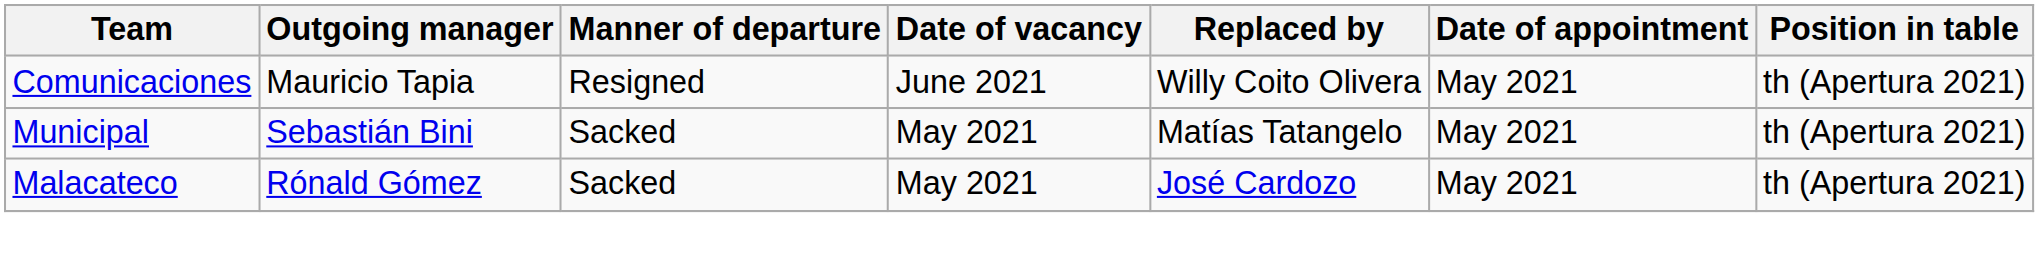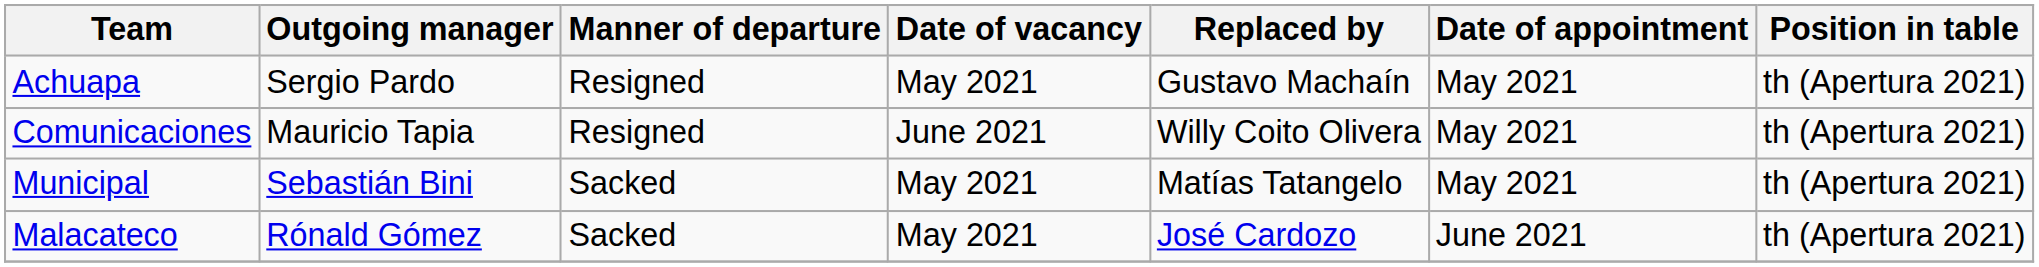+ row: (76, 81)
(1507, 183) May 2021 -> (1511, 235) June 2021
